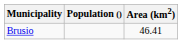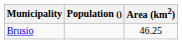(151, 31) 46.41 -> (151, 31) 46.25
